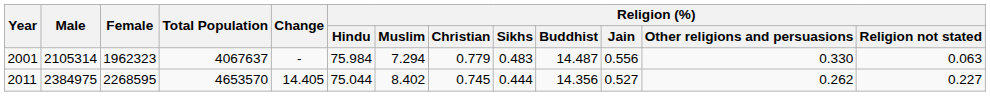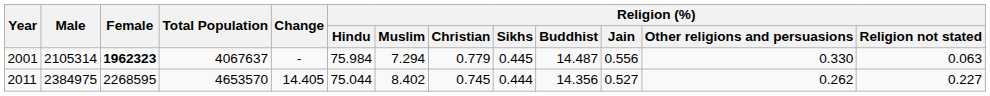(130, 58) normal -> (130, 58) bold
(516, 58) 0.483 -> (516, 58) 0.445
